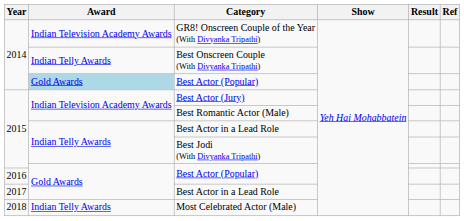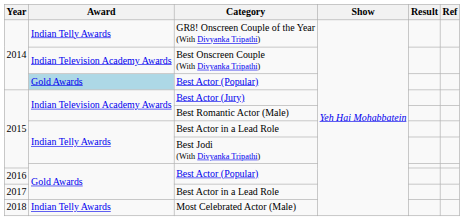(101, 33) Indian Television Academy Awards -> (71, 33) Indian Telly Awards
(71, 60) Indian Telly Awards -> (101, 60) Indian Television Academy Awards
